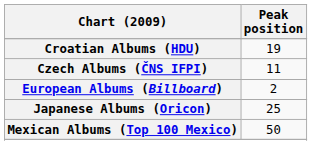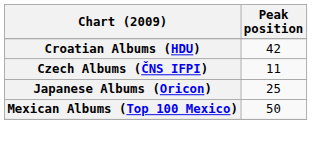(274, 49) 19 -> (274, 49) 42
- row: (123, 89)
